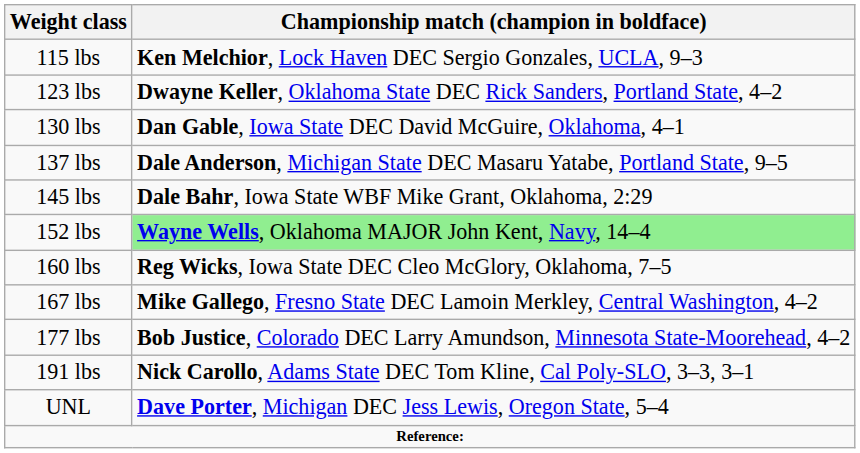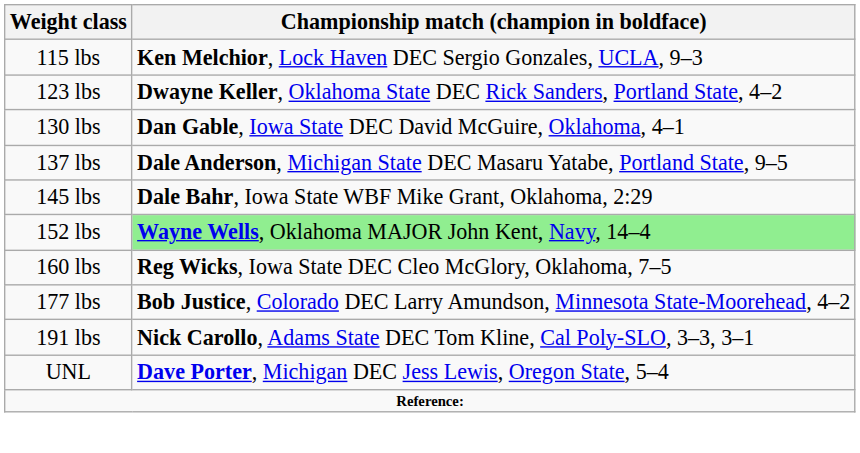- row: (68, 302)
